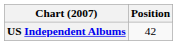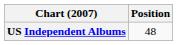(150, 31) 42 -> (150, 31) 48
